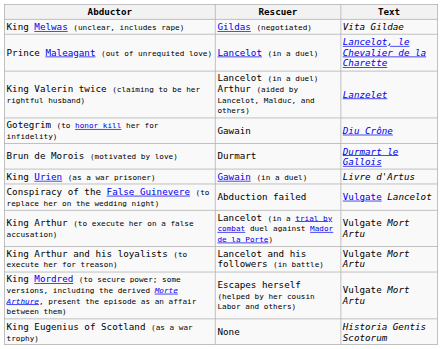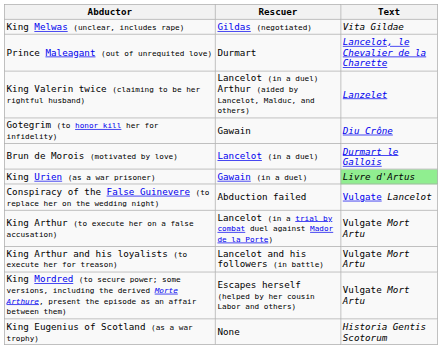(268, 53) Lancelot (in a duel) -> (237, 53) Durmart
(237, 156) Durmart -> (268, 156) Lancelot (in a duel)
(379, 177) no background -> (379, 177) lightgreen background
